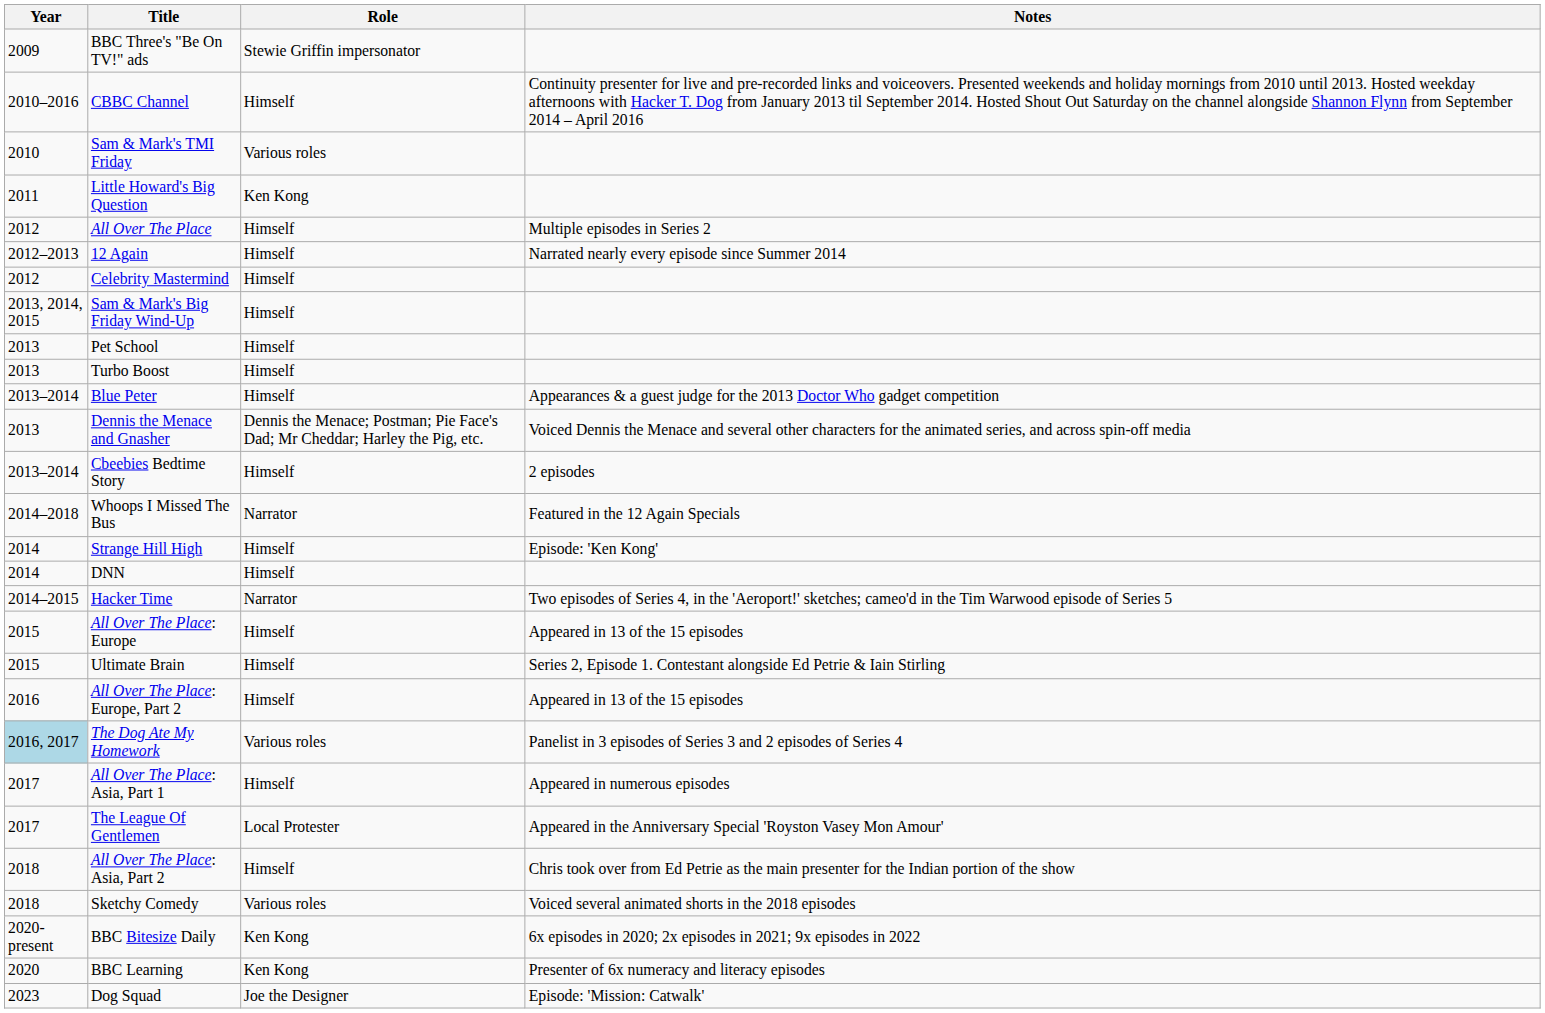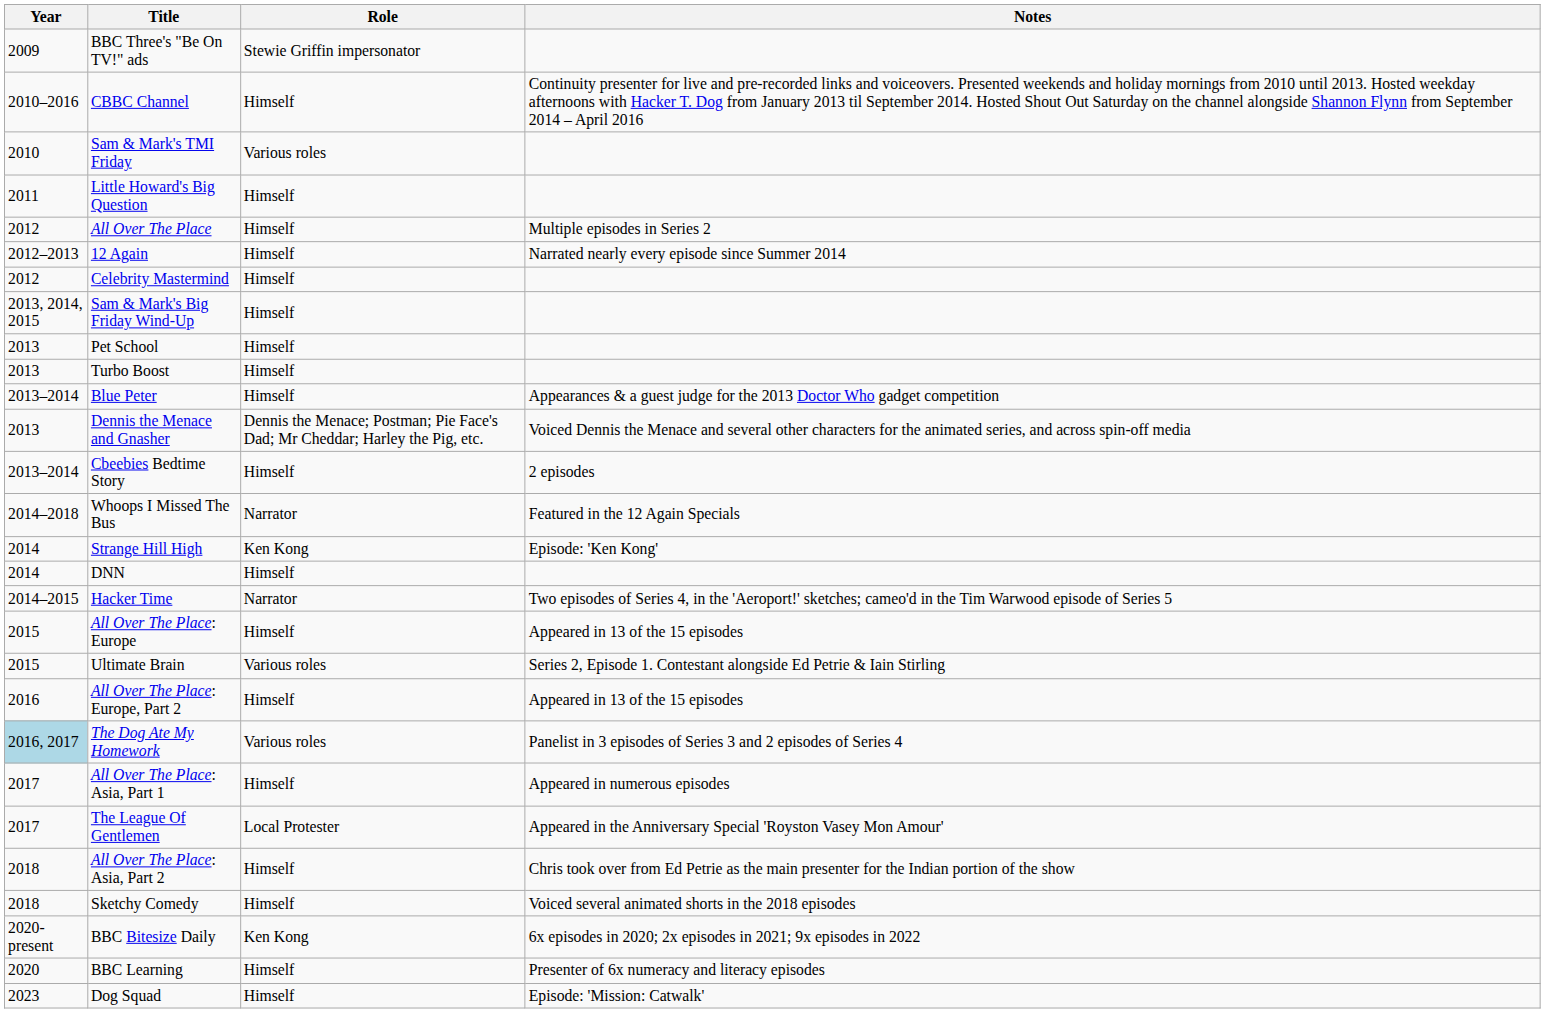(276, 195) Ken Kong -> (269, 195) Himself
(269, 548) Himself -> (276, 548) Ken Kong
(269, 665) Himself -> (285, 665) Various roles
(285, 903) Various roles -> (269, 903) Himself
(276, 970) Ken Kong -> (269, 970) Himself
(296, 995) Joe the Designer -> (269, 995) Himself
